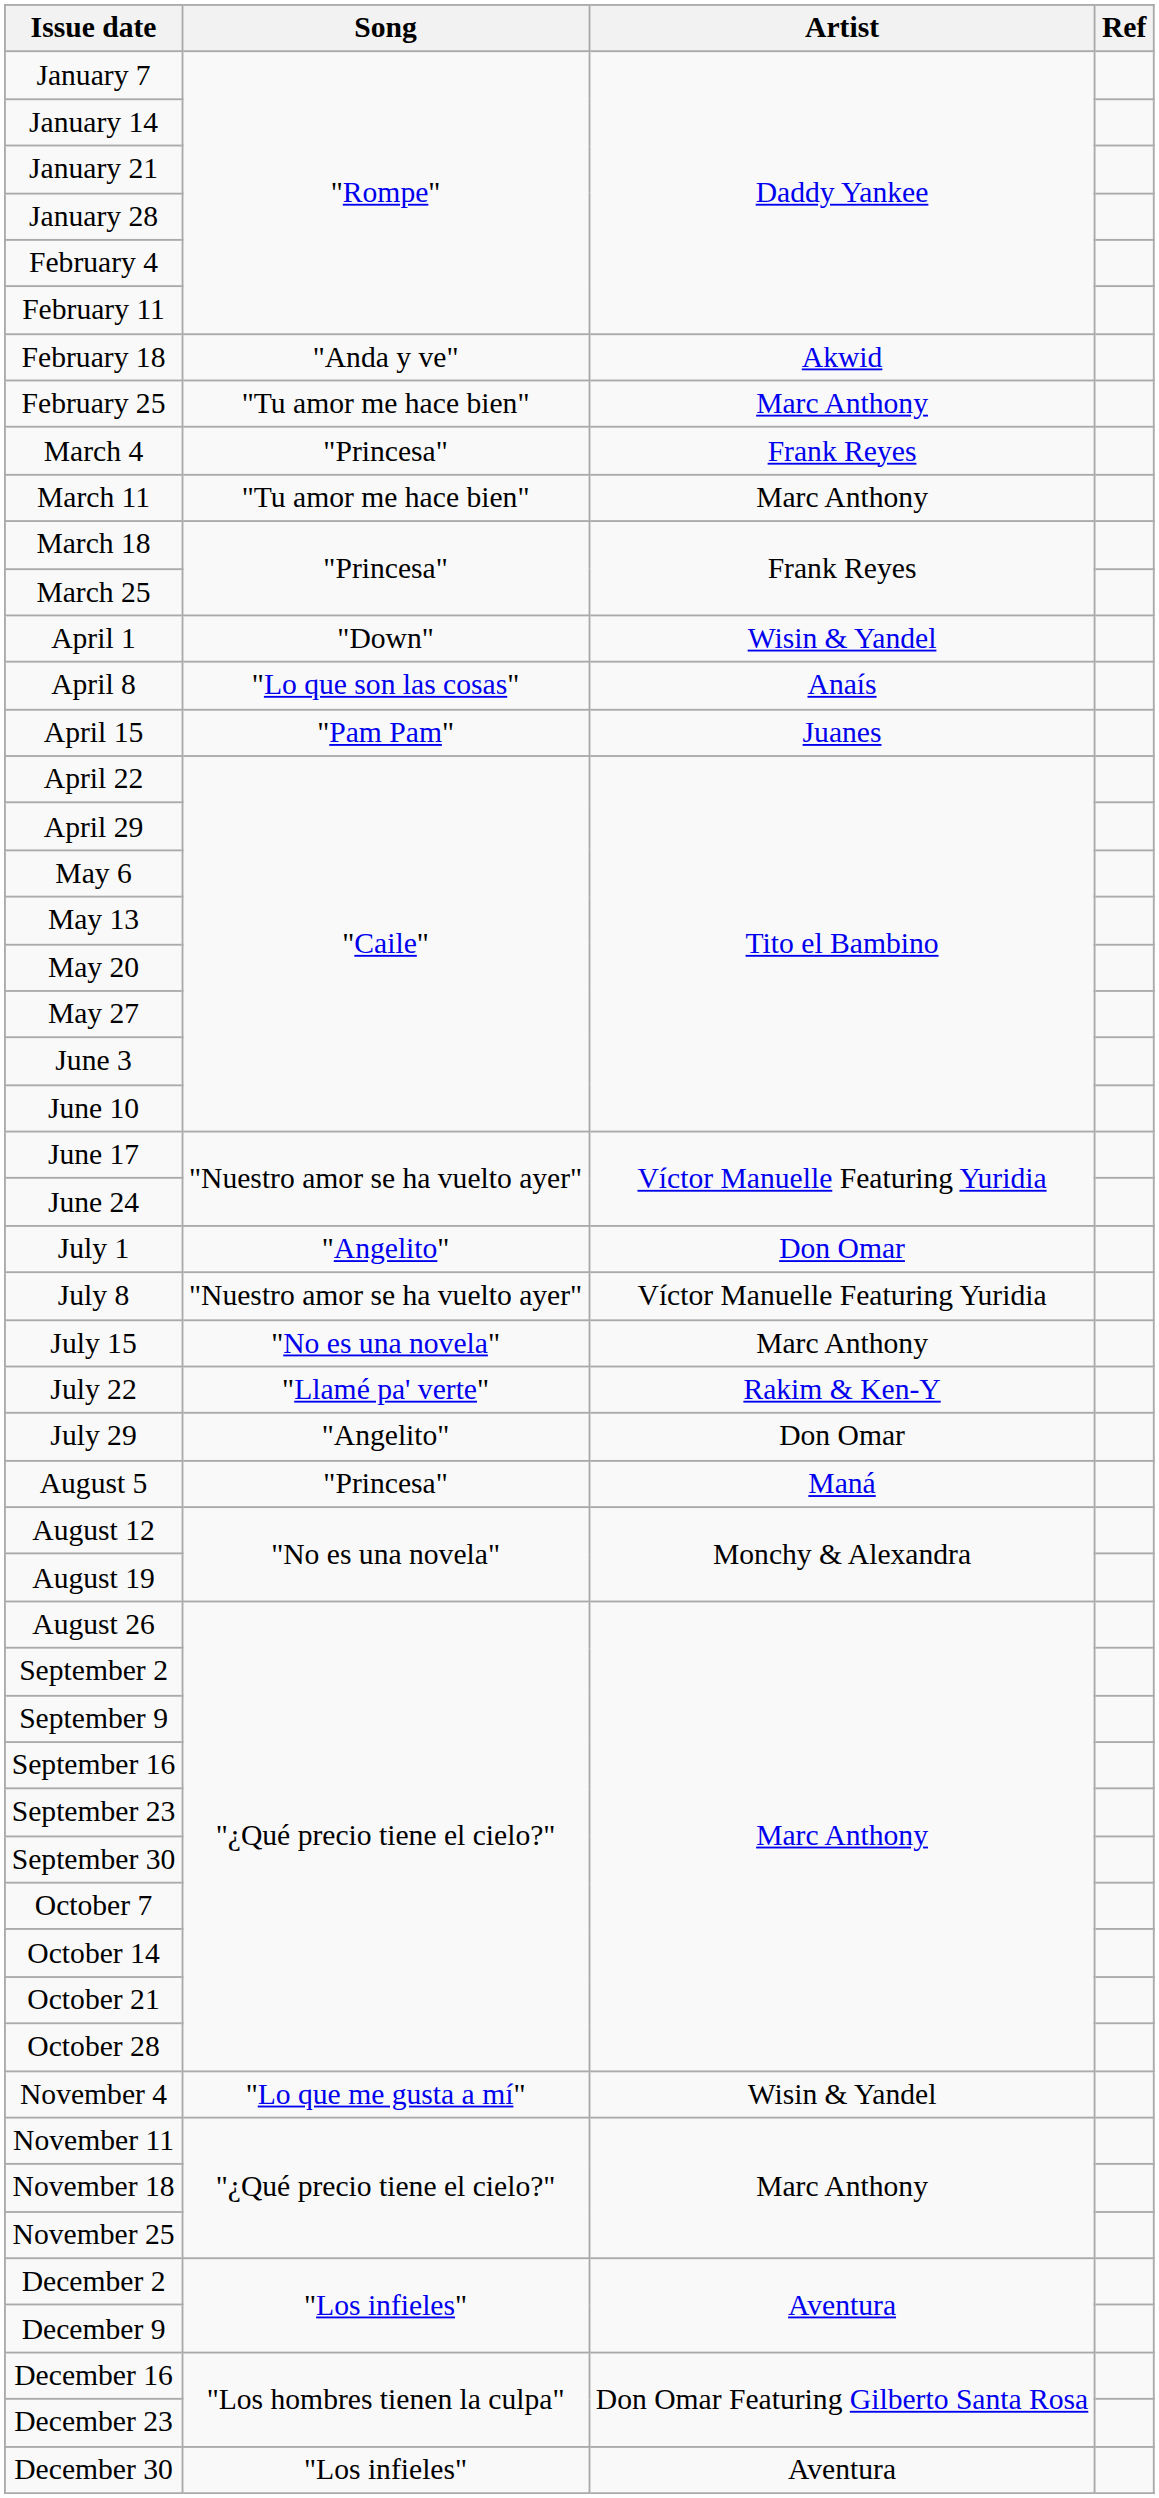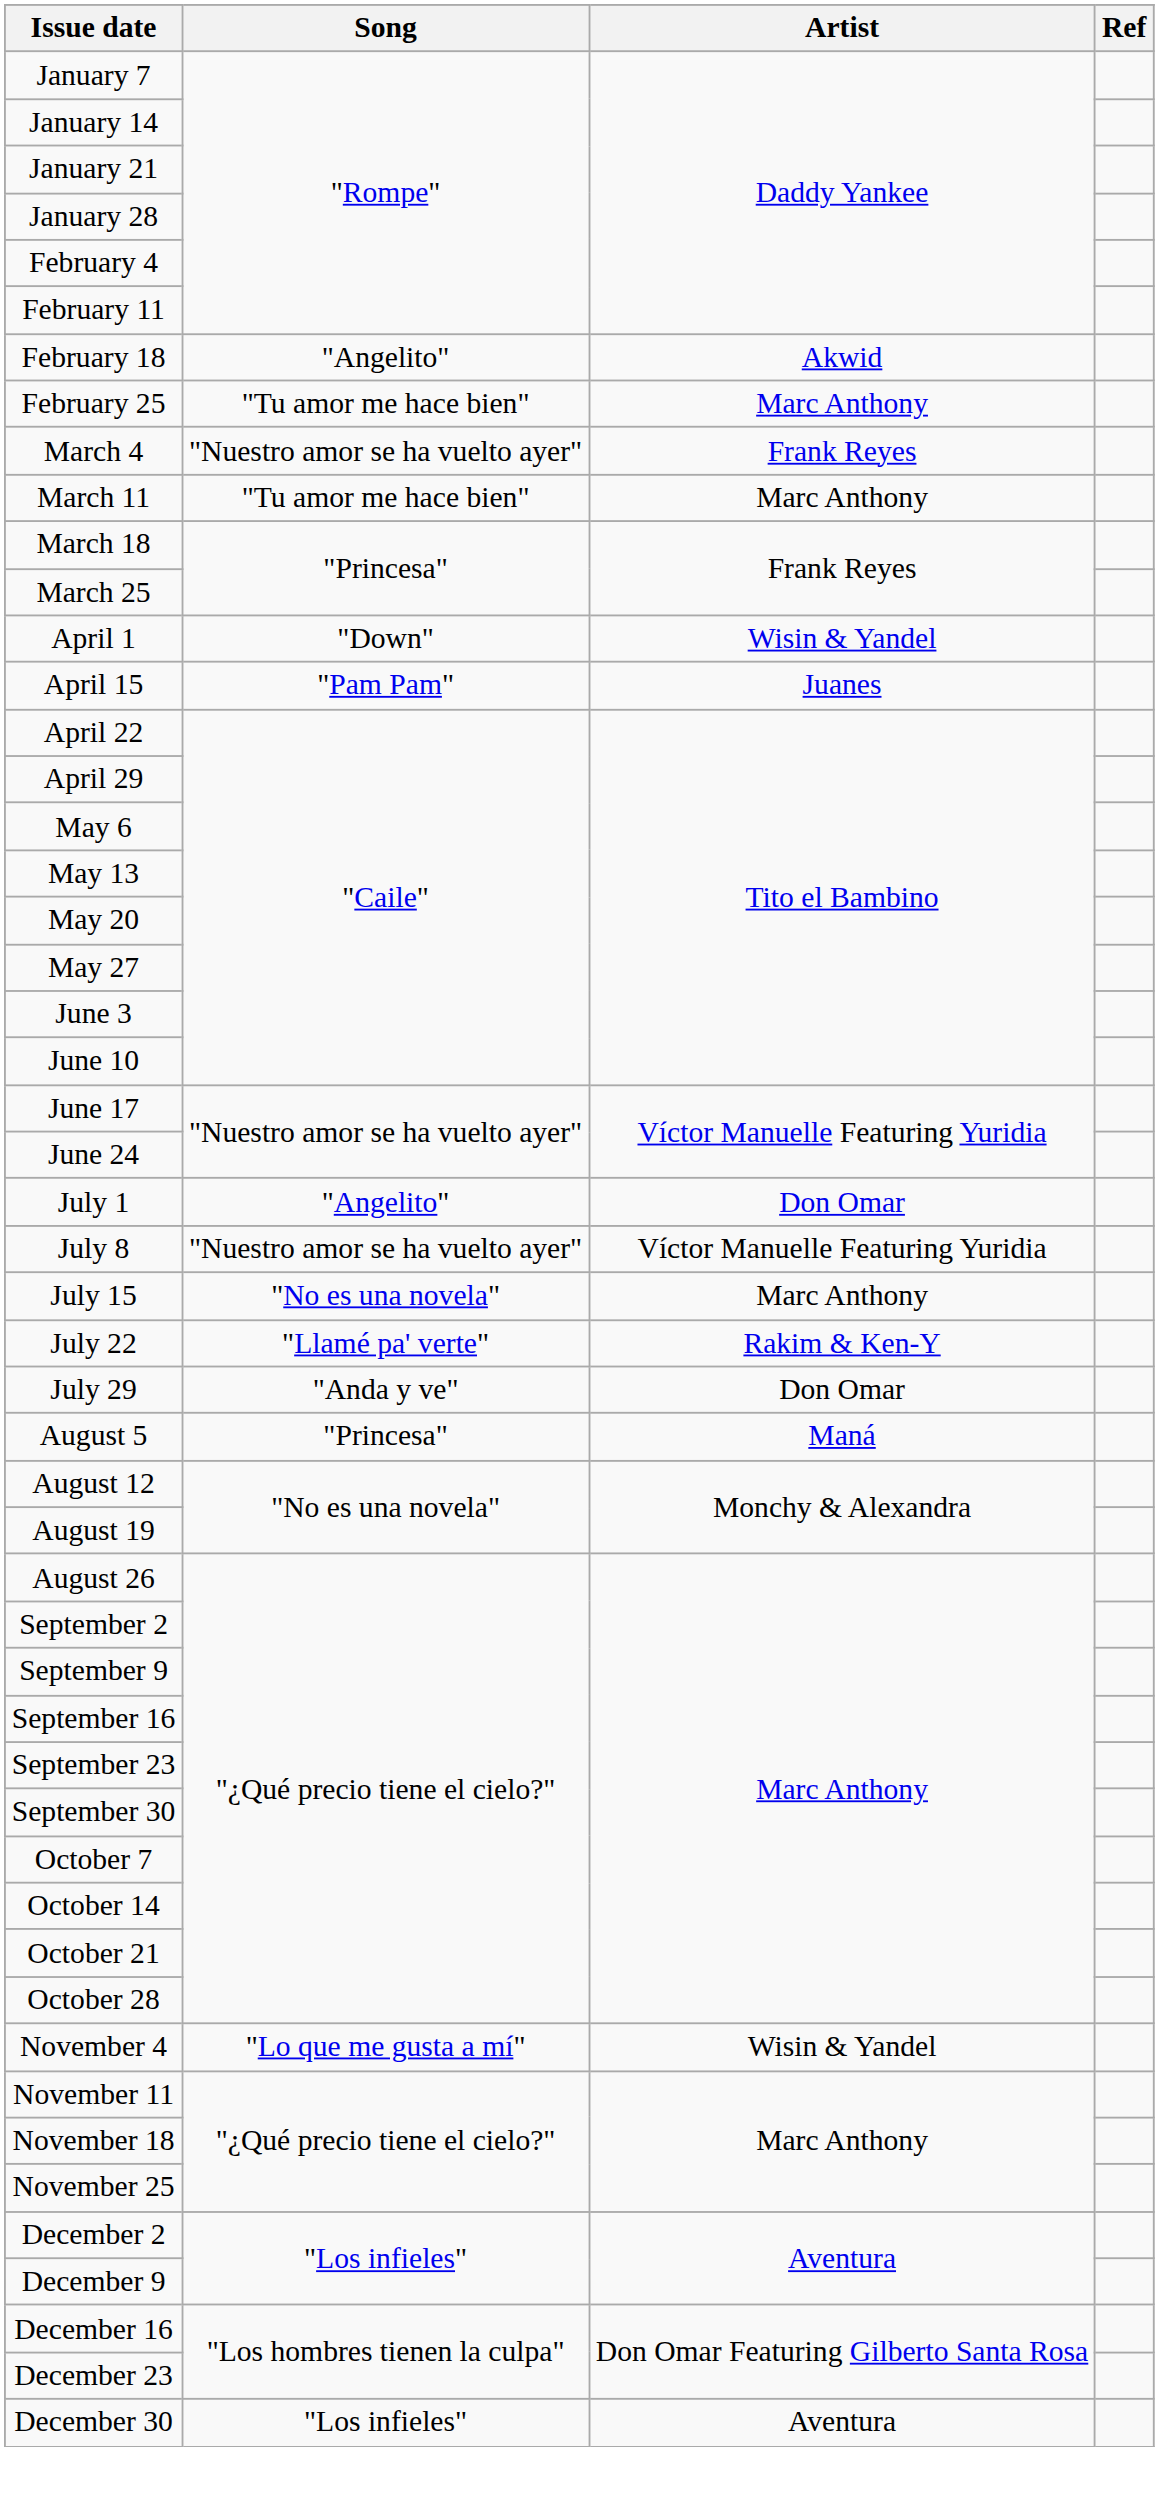(386, 356) "Anda y ve" -> (386, 356) "Angelito"
(386, 450) "Princesa" -> (386, 450) "Nuestro amor se ha vuelto ayer"
- row: (94, 685)
(386, 1436) "Angelito" -> (386, 1389) "Anda y ve"
